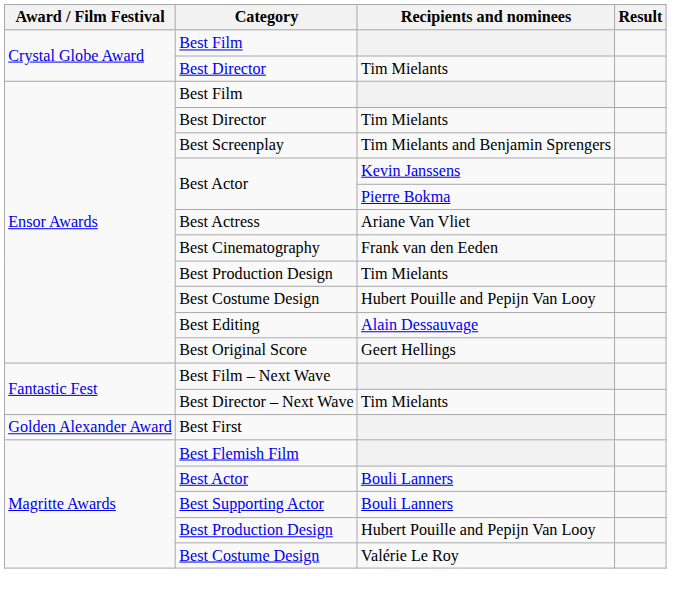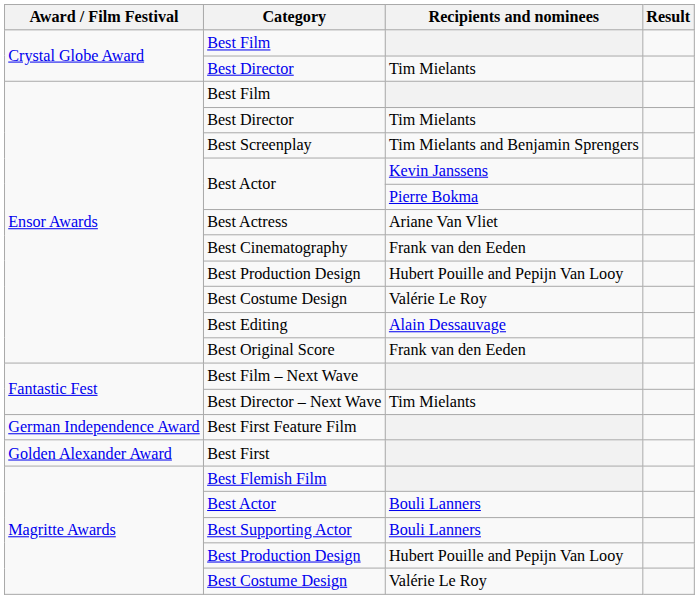(405, 273) Tim Mielants -> (506, 273) Hubert Pouille and Pepijn Van Looy
(478, 299) Hubert Pouille and Pepijn Van Looy -> (438, 299) Valérie Le Roy
(408, 350) Geert Hellings -> (457, 350) Frank van den Eeden
+ row: (104, 427)
